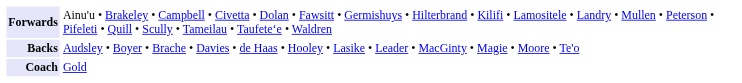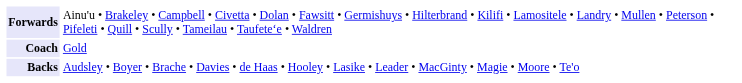rows swapped: (43, 48) <-> (42, 67)
